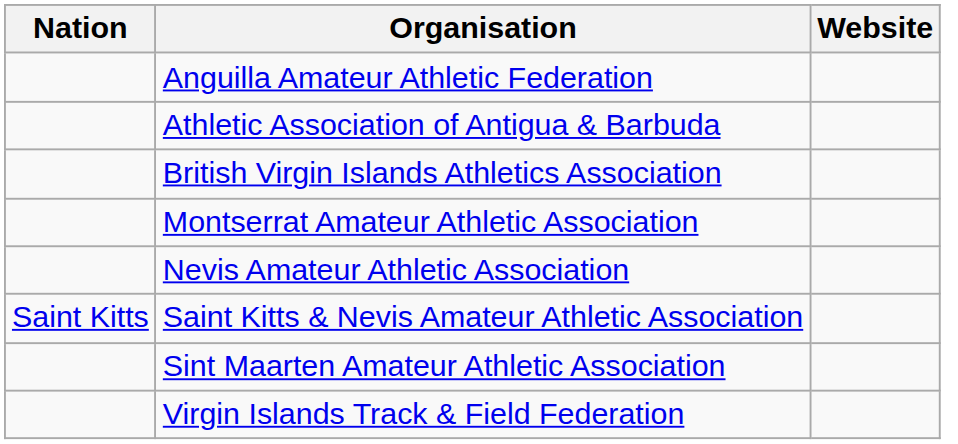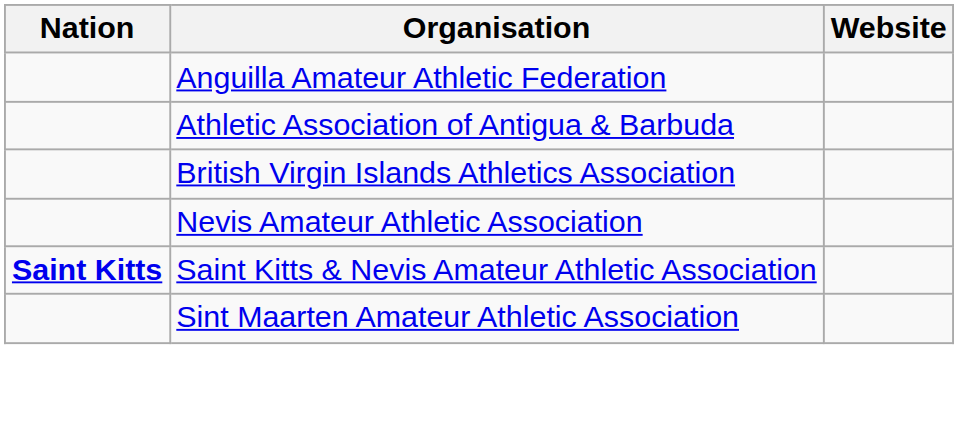- row: (431, 221)
(80, 317) normal -> (87, 269) bold
- row: (424, 414)
